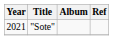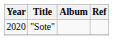(16, 27) 2021 -> (16, 27) 2020
